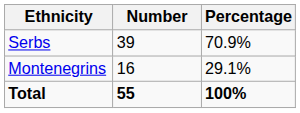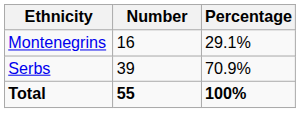rows swapped: (29, 42) <-> (57, 68)
